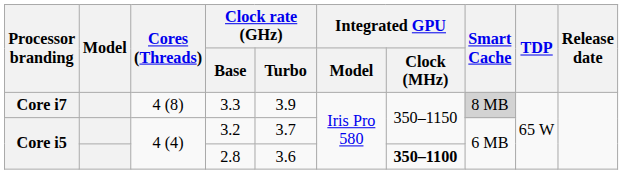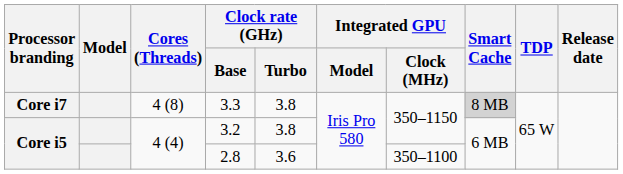(286, 104) 3.9 -> (286, 104) 3.8
(286, 130) 3.7 -> (286, 130) 3.8
(425, 156) bold -> (425, 156) normal
